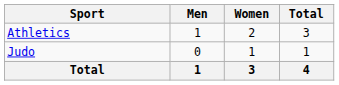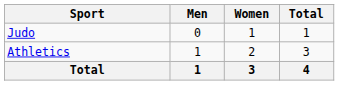rows swapped: (39, 33) <-> (21, 52)
